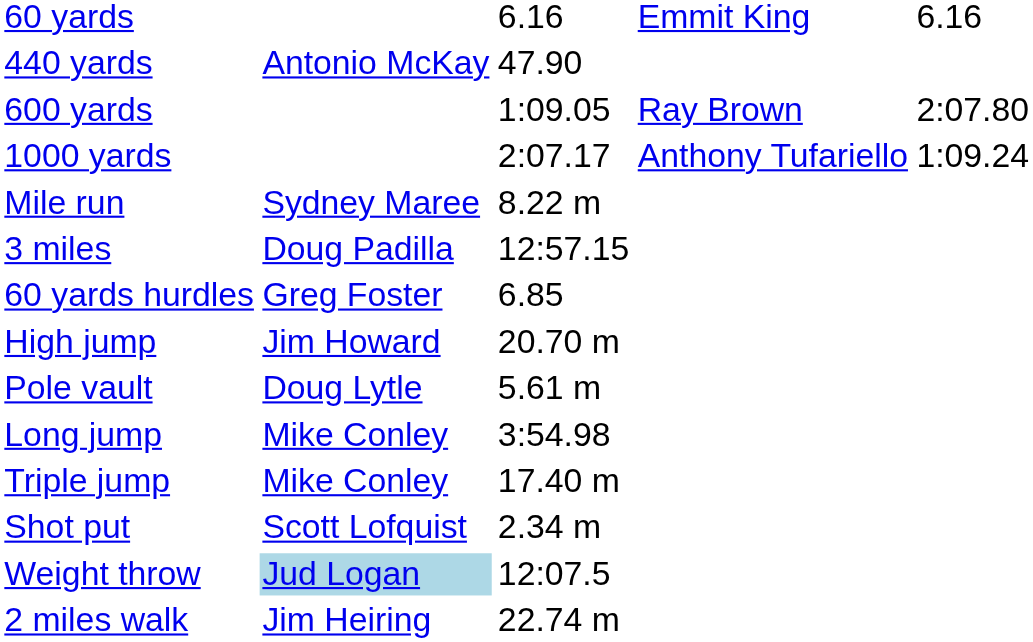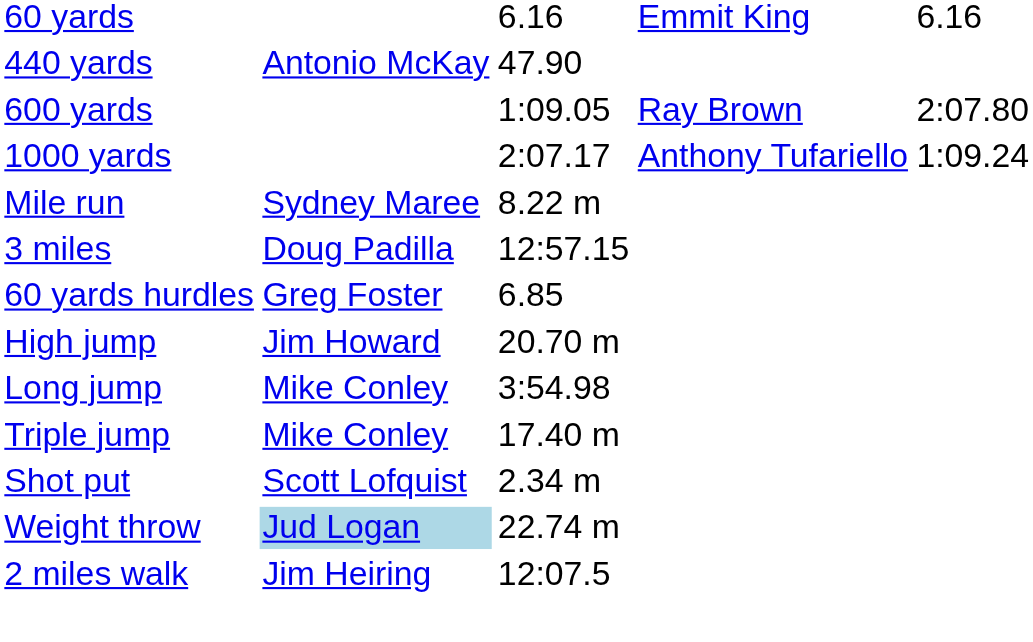- row: (78, 388)
(554, 573) 12:07.5 -> (559, 527) 22.74 m
(559, 620) 22.74 m -> (554, 573) 12:07.5
